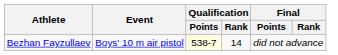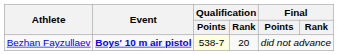(140, 43) normal -> (143, 43) bold
(236, 43) 14 -> (244, 43) 20
